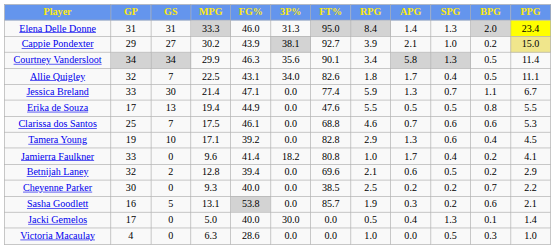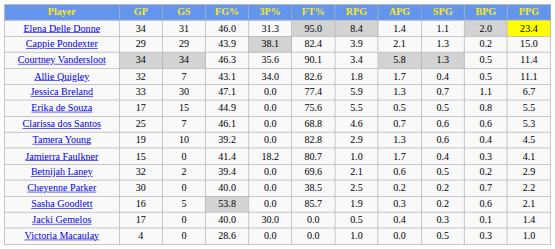- column: (211, 12)
(131, 28) 31 -> (141, 28) 34
(451, 28) 1.3 -> (443, 28) 1.1
(171, 44) 27 -> (184, 44) 29
(331, 44) 92.7 -> (313, 44) 82.4
(451, 44) 1.0 -> (443, 44) 1.3
(531, 44) khaki background -> (529, 44) no background
(171, 108) 13 -> (184, 108) 15
(331, 108) 47.6 -> (313, 108) 75.6
(131, 156) 33 -> (141, 156) 15
(331, 156) 80.8 -> (313, 156) 80.7
(491, 156) 0.2 -> (486, 156) 0.3
(451, 220) 1.3 -> (443, 220) 0.3
